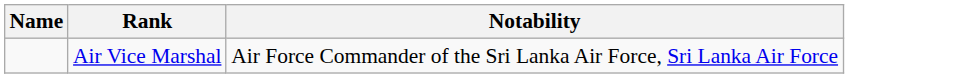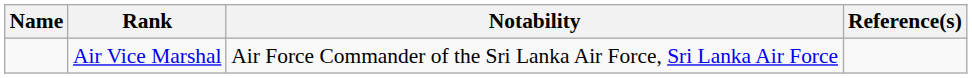+ column: (905, 21)
